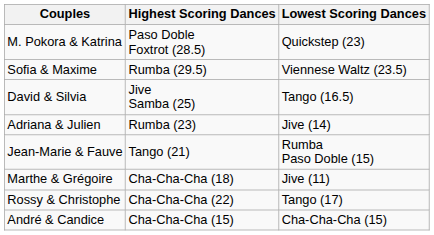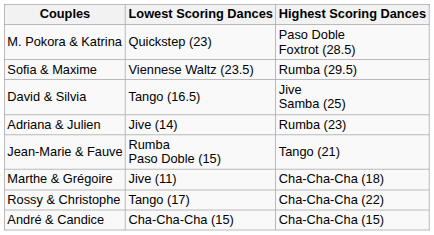columns swapped: (202, 14) <-> (354, 14)
